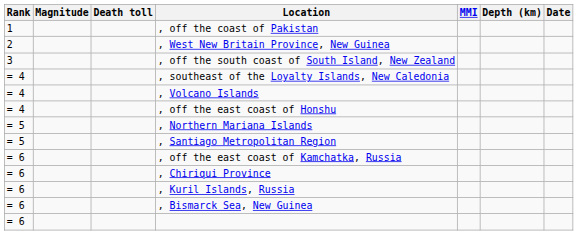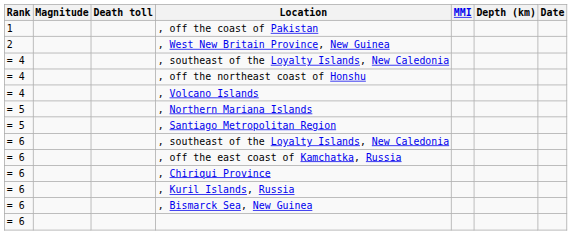- row: (10, 61)
+ row: (16, 77)
- row: (16, 109)
+ row: (16, 141)
